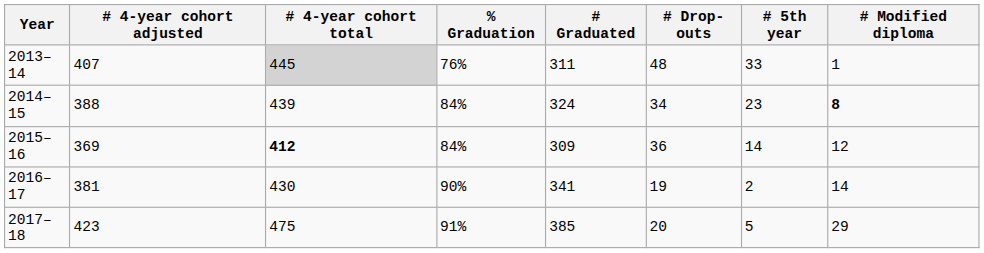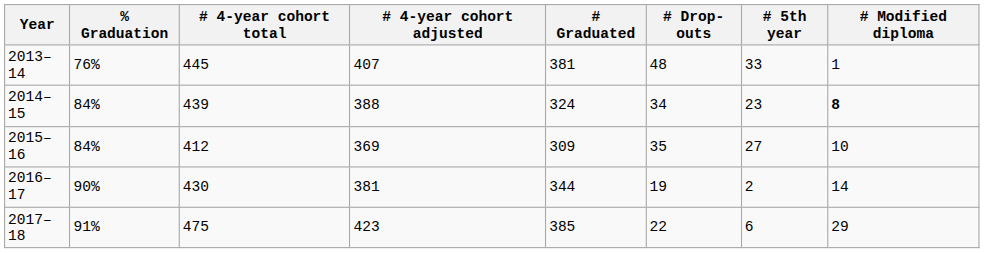columns swapped: (491, 25) <-> (168, 25)
(282, 65) lightgrey background -> (196, 65) no background
(562, 65) 311 -> (562, 65) 381
(282, 146) bold -> (196, 146) normal
(658, 146) 36 -> (658, 146) 35
(754, 146) 14 -> (754, 146) 27
(840, 146) 12 -> (840, 146) 10
(562, 187) 341 -> (562, 187) 344
(658, 227) 20 -> (658, 227) 22
(749, 227) 5 -> (749, 227) 6
